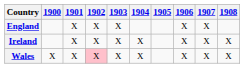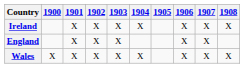rows swapped: (23, 26) <-> (23, 41)
(96, 56) pink background -> (96, 56) no background
